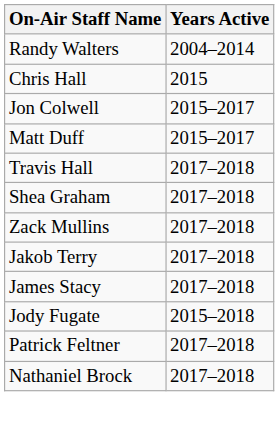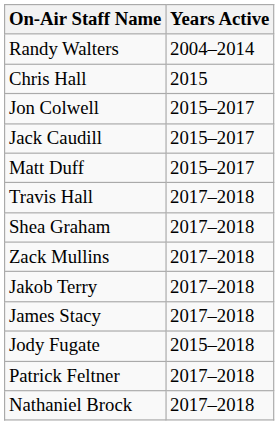+ row: (55, 138)
